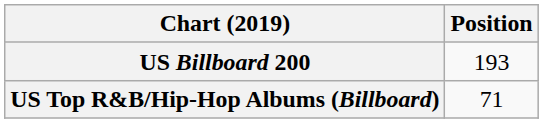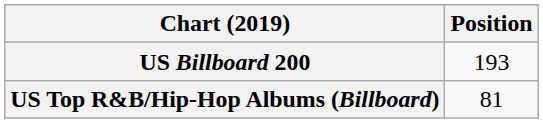(492, 99) 71 -> (492, 99) 81
